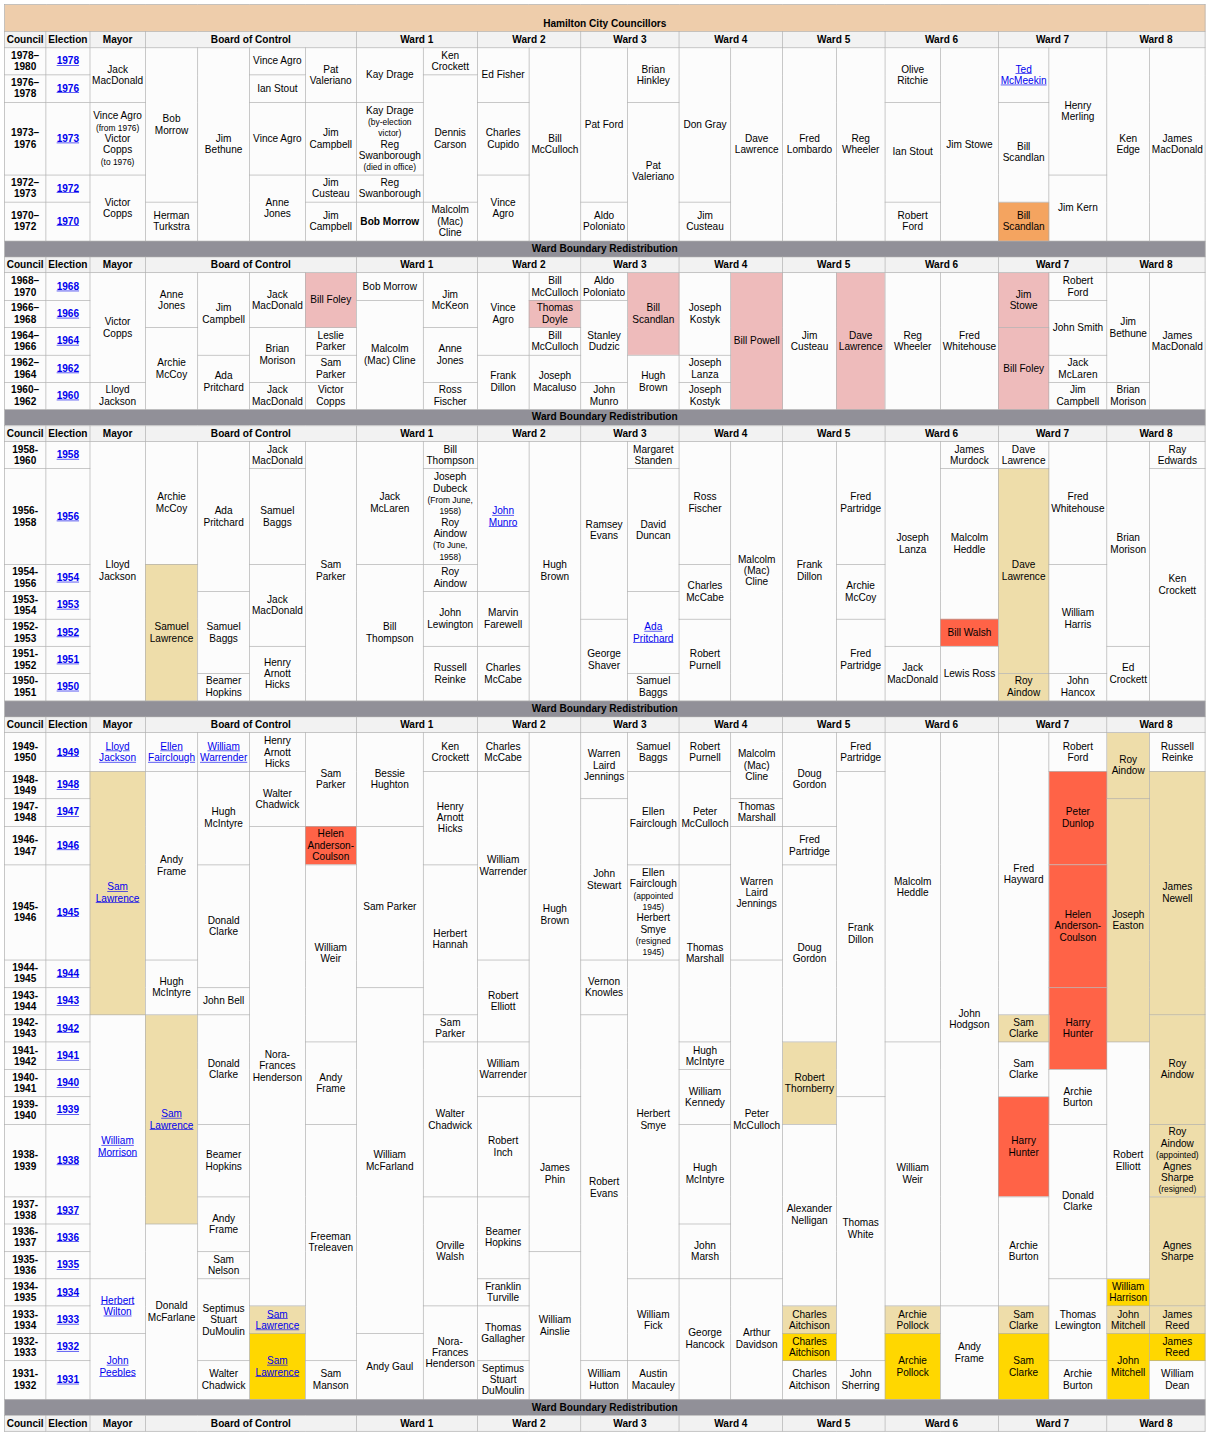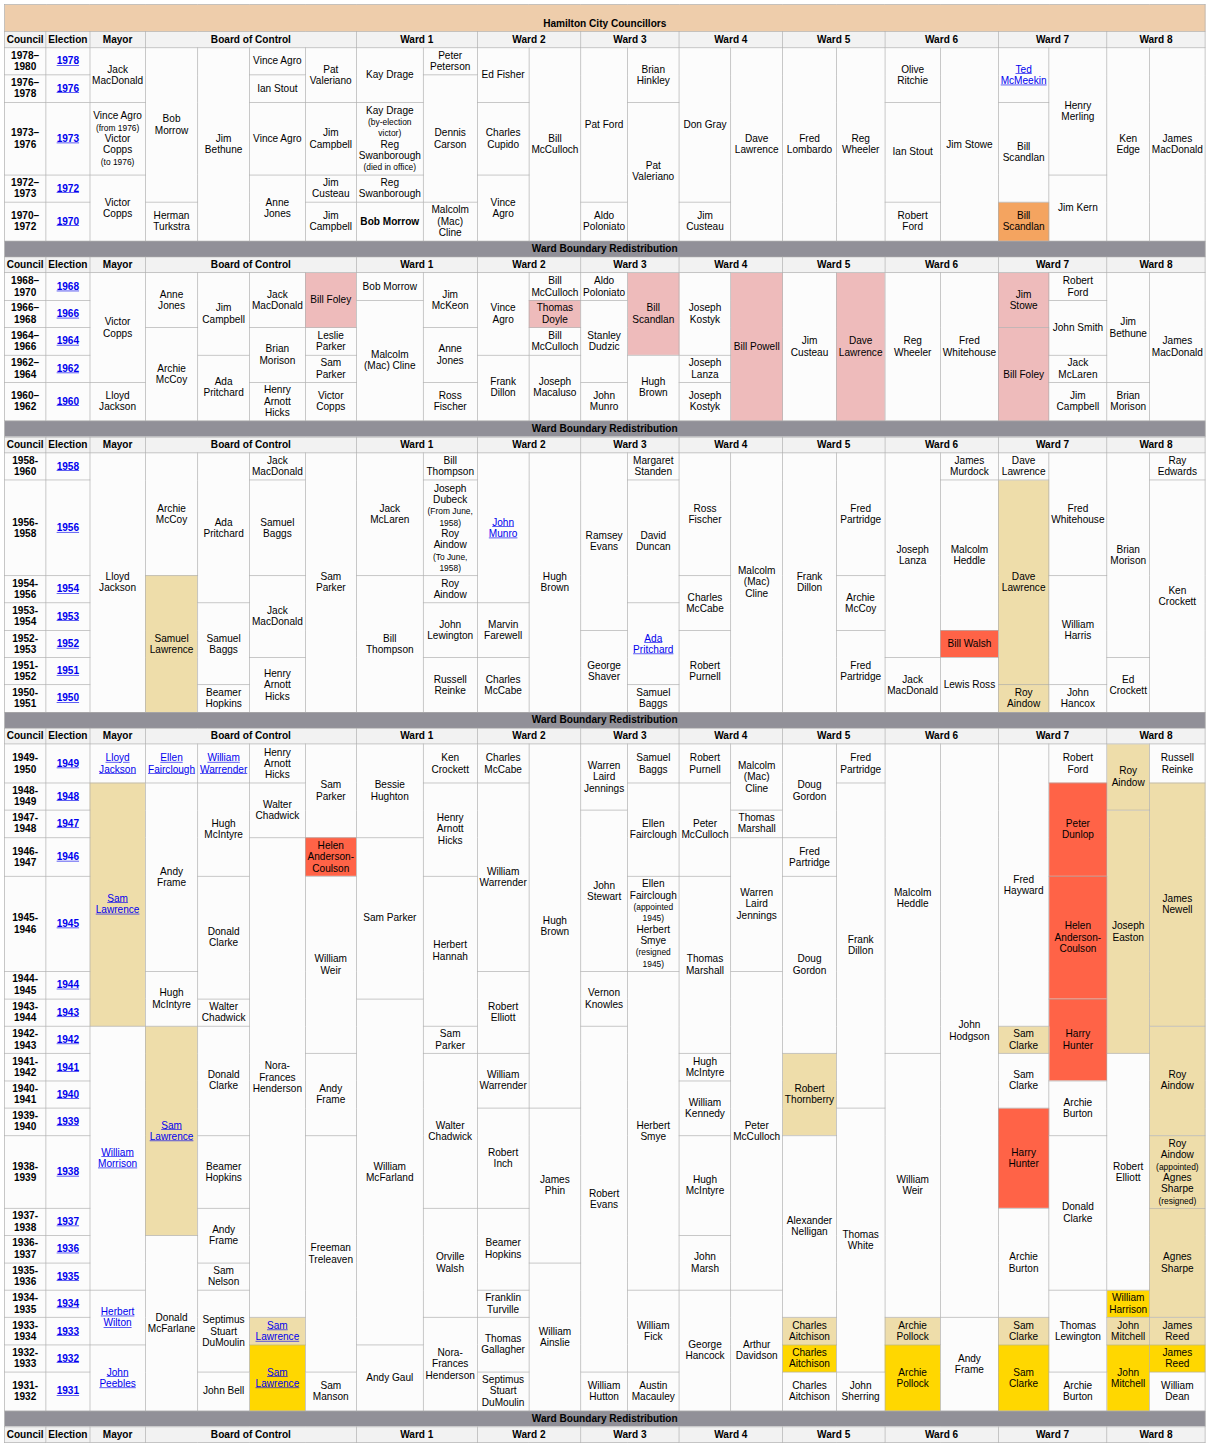(450, 61) Ken Crockett -> (450, 61) Peter Peterson
(277, 396) Jack MacDonald -> (277, 401) Henry Arnott Hicks
(224, 1001) John Bell -> (224, 1012) Walter Chadwick
(224, 1380) Walter Chadwick -> (224, 1391) John Bell
